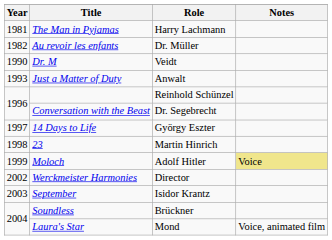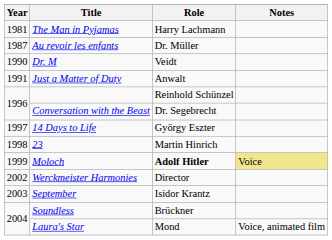(17, 45) 1982 -> (17, 45) 1987
(17, 78) 1993 -> (17, 78) 1991
(180, 161) normal -> (182, 161) bold
